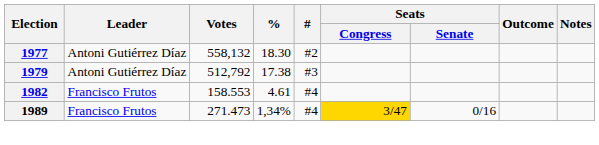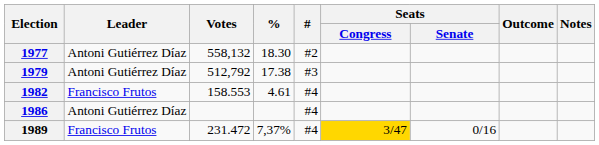+ row: (34, 111)
(229, 111) 271.473 -> (229, 130) 231.472
(274, 111) 1,34% -> (274, 130) 7,37%
